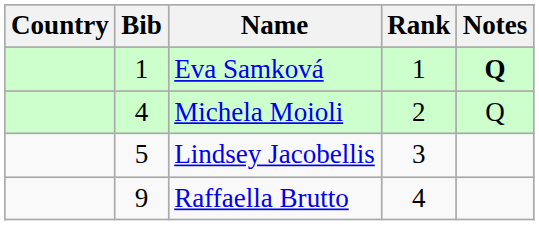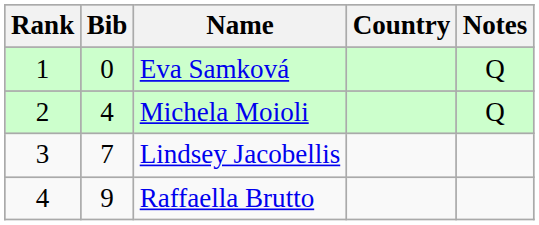columns swapped: (419, 25) <-> (60, 25)
(141, 68) 1 -> (107, 68) 0
(495, 68) bold -> (495, 68) normal
(141, 154) 5 -> (107, 154) 7
